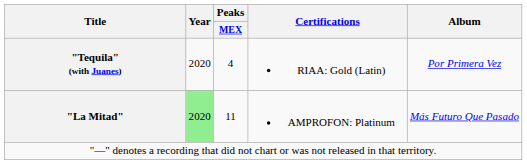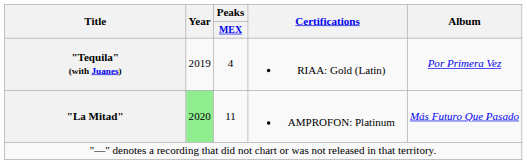(200, 64) 2020 -> (200, 64) 2019
